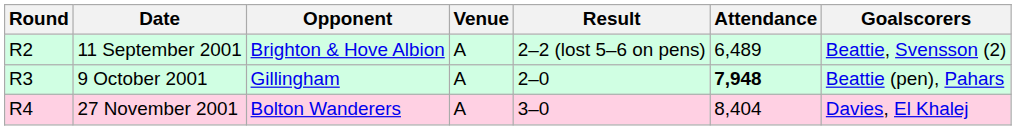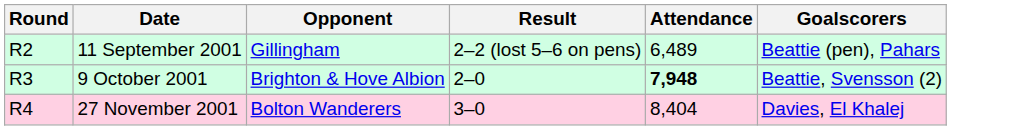- column: (481, 19)
(348, 49) Brighton & Hove Albion -> (295, 49) Gillingham
(916, 49) Beattie, Svensson (2) -> (851, 49) Beattie (pen), Pahars
(295, 79) Gillingham -> (348, 79) Brighton & Hove Albion
(915, 79) Beattie (pen), Pahars -> (852, 79) Beattie, Svensson (2)
